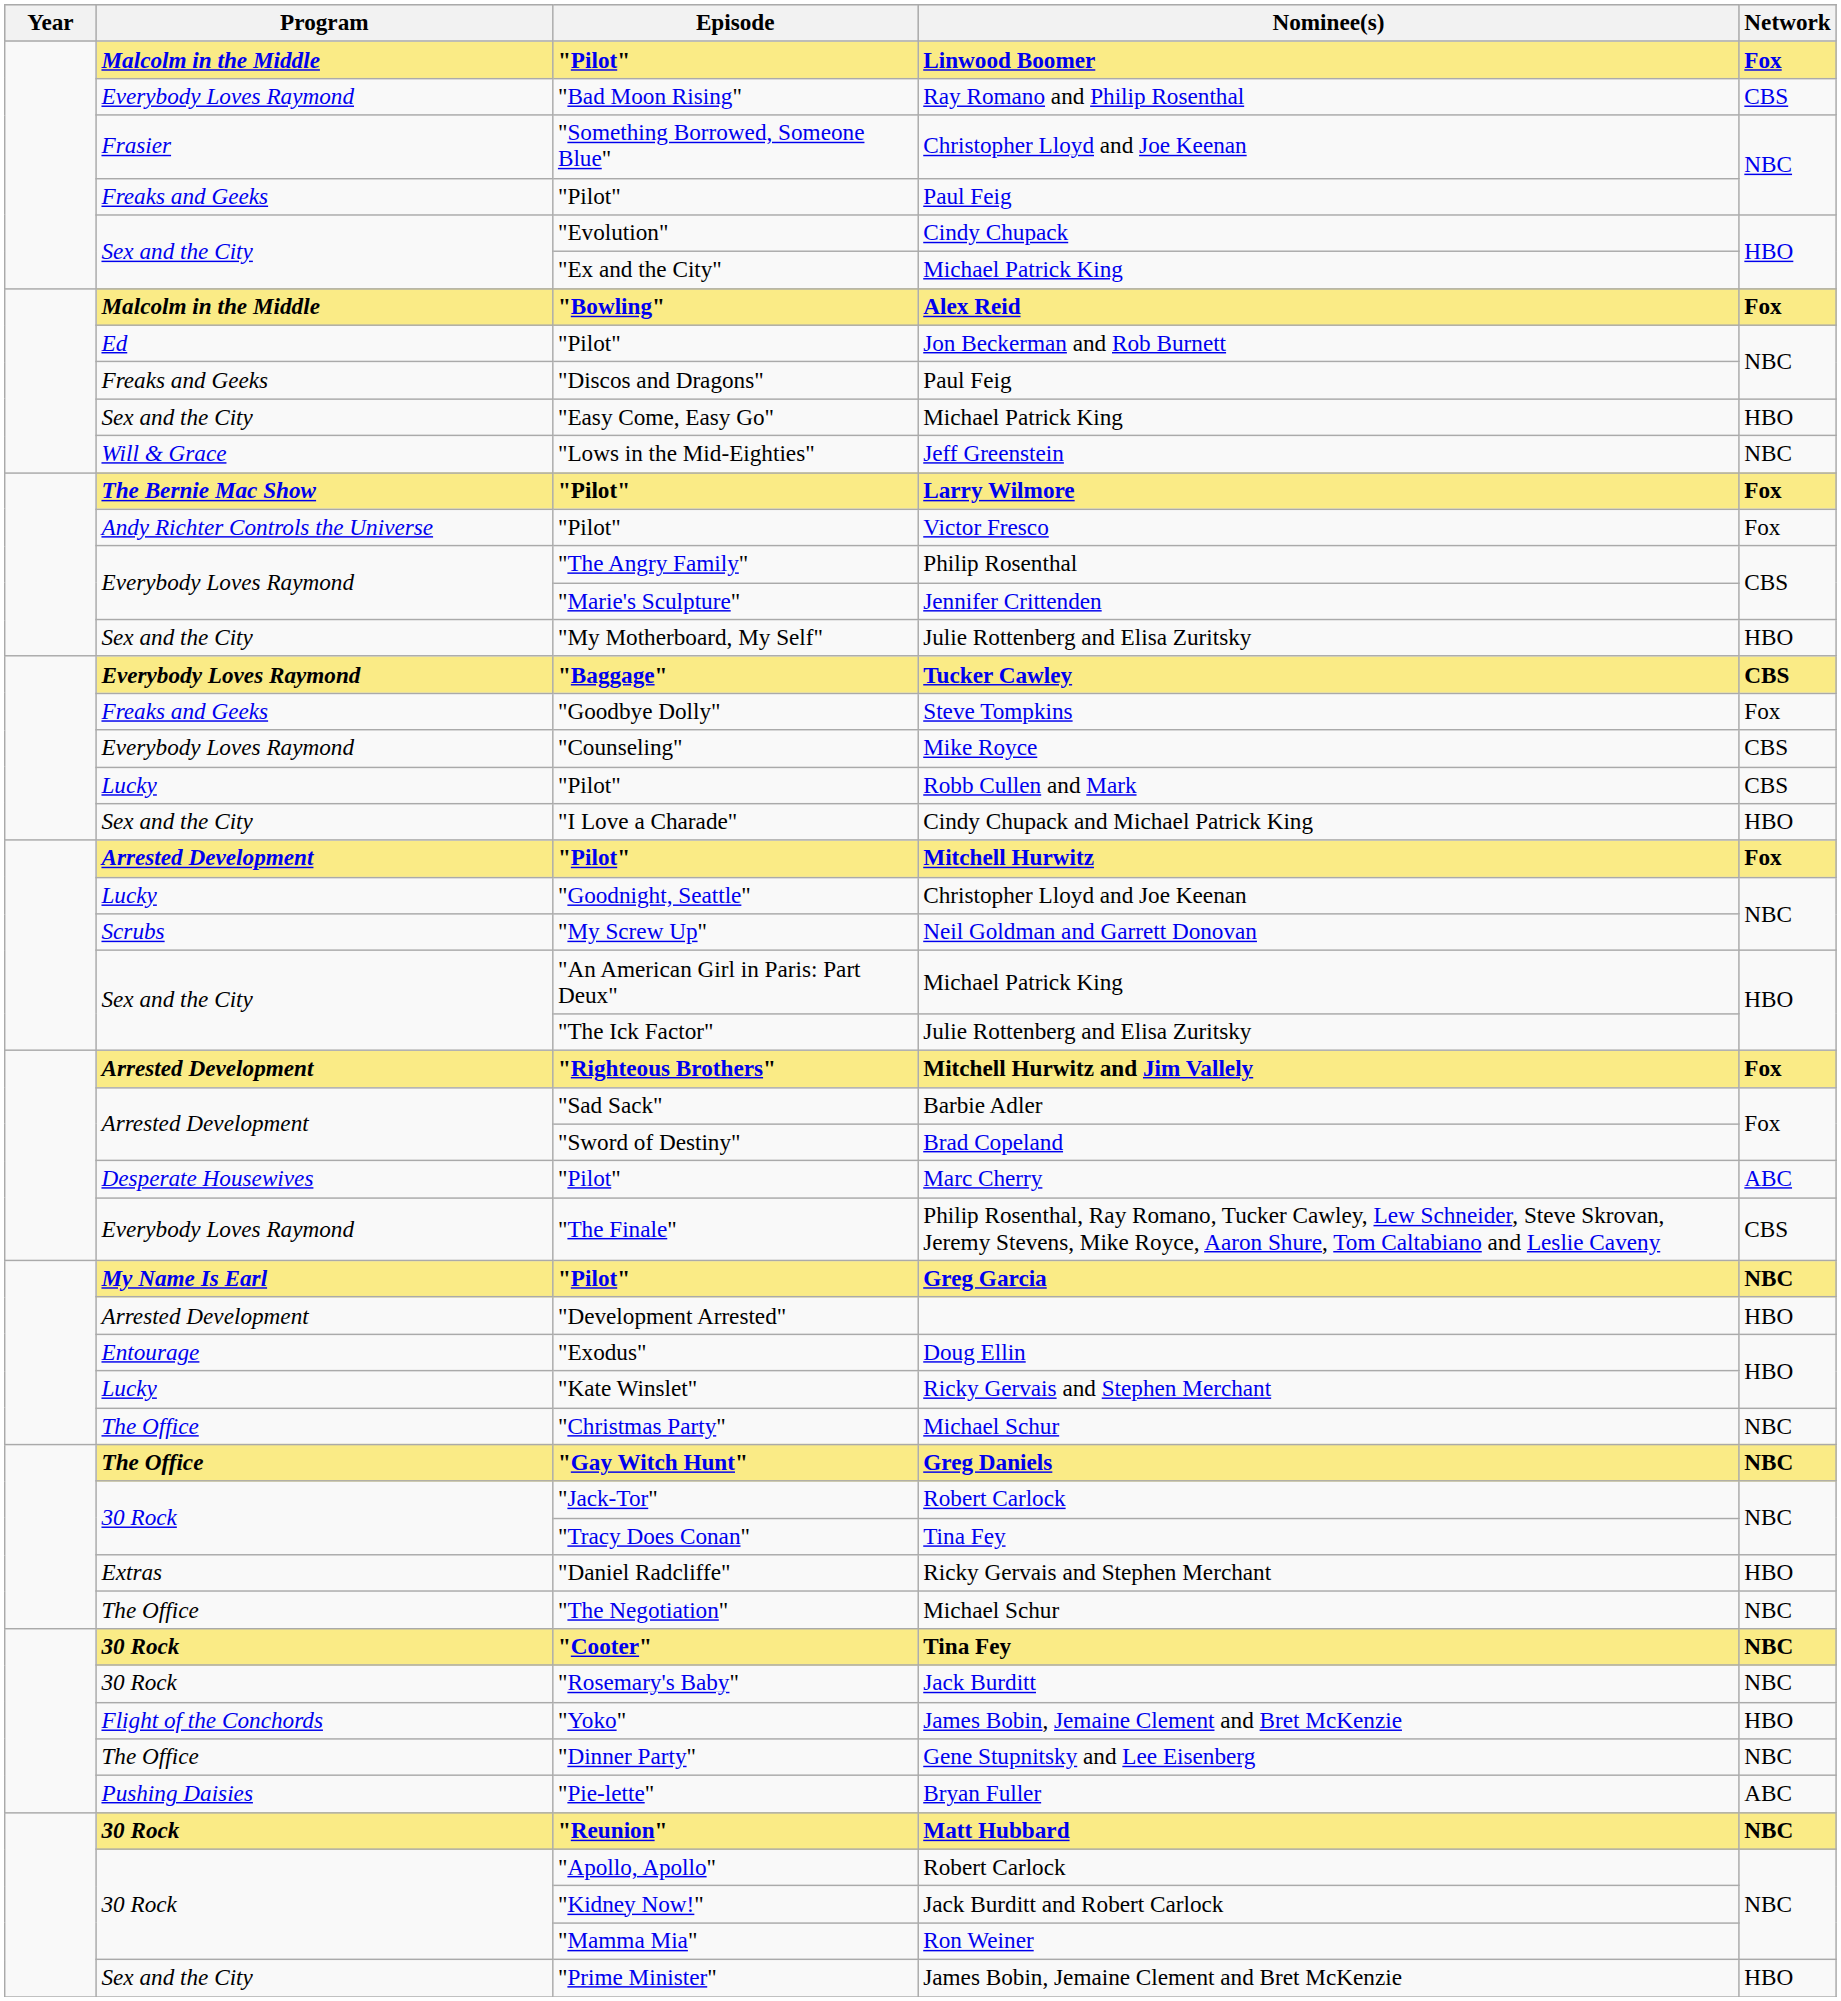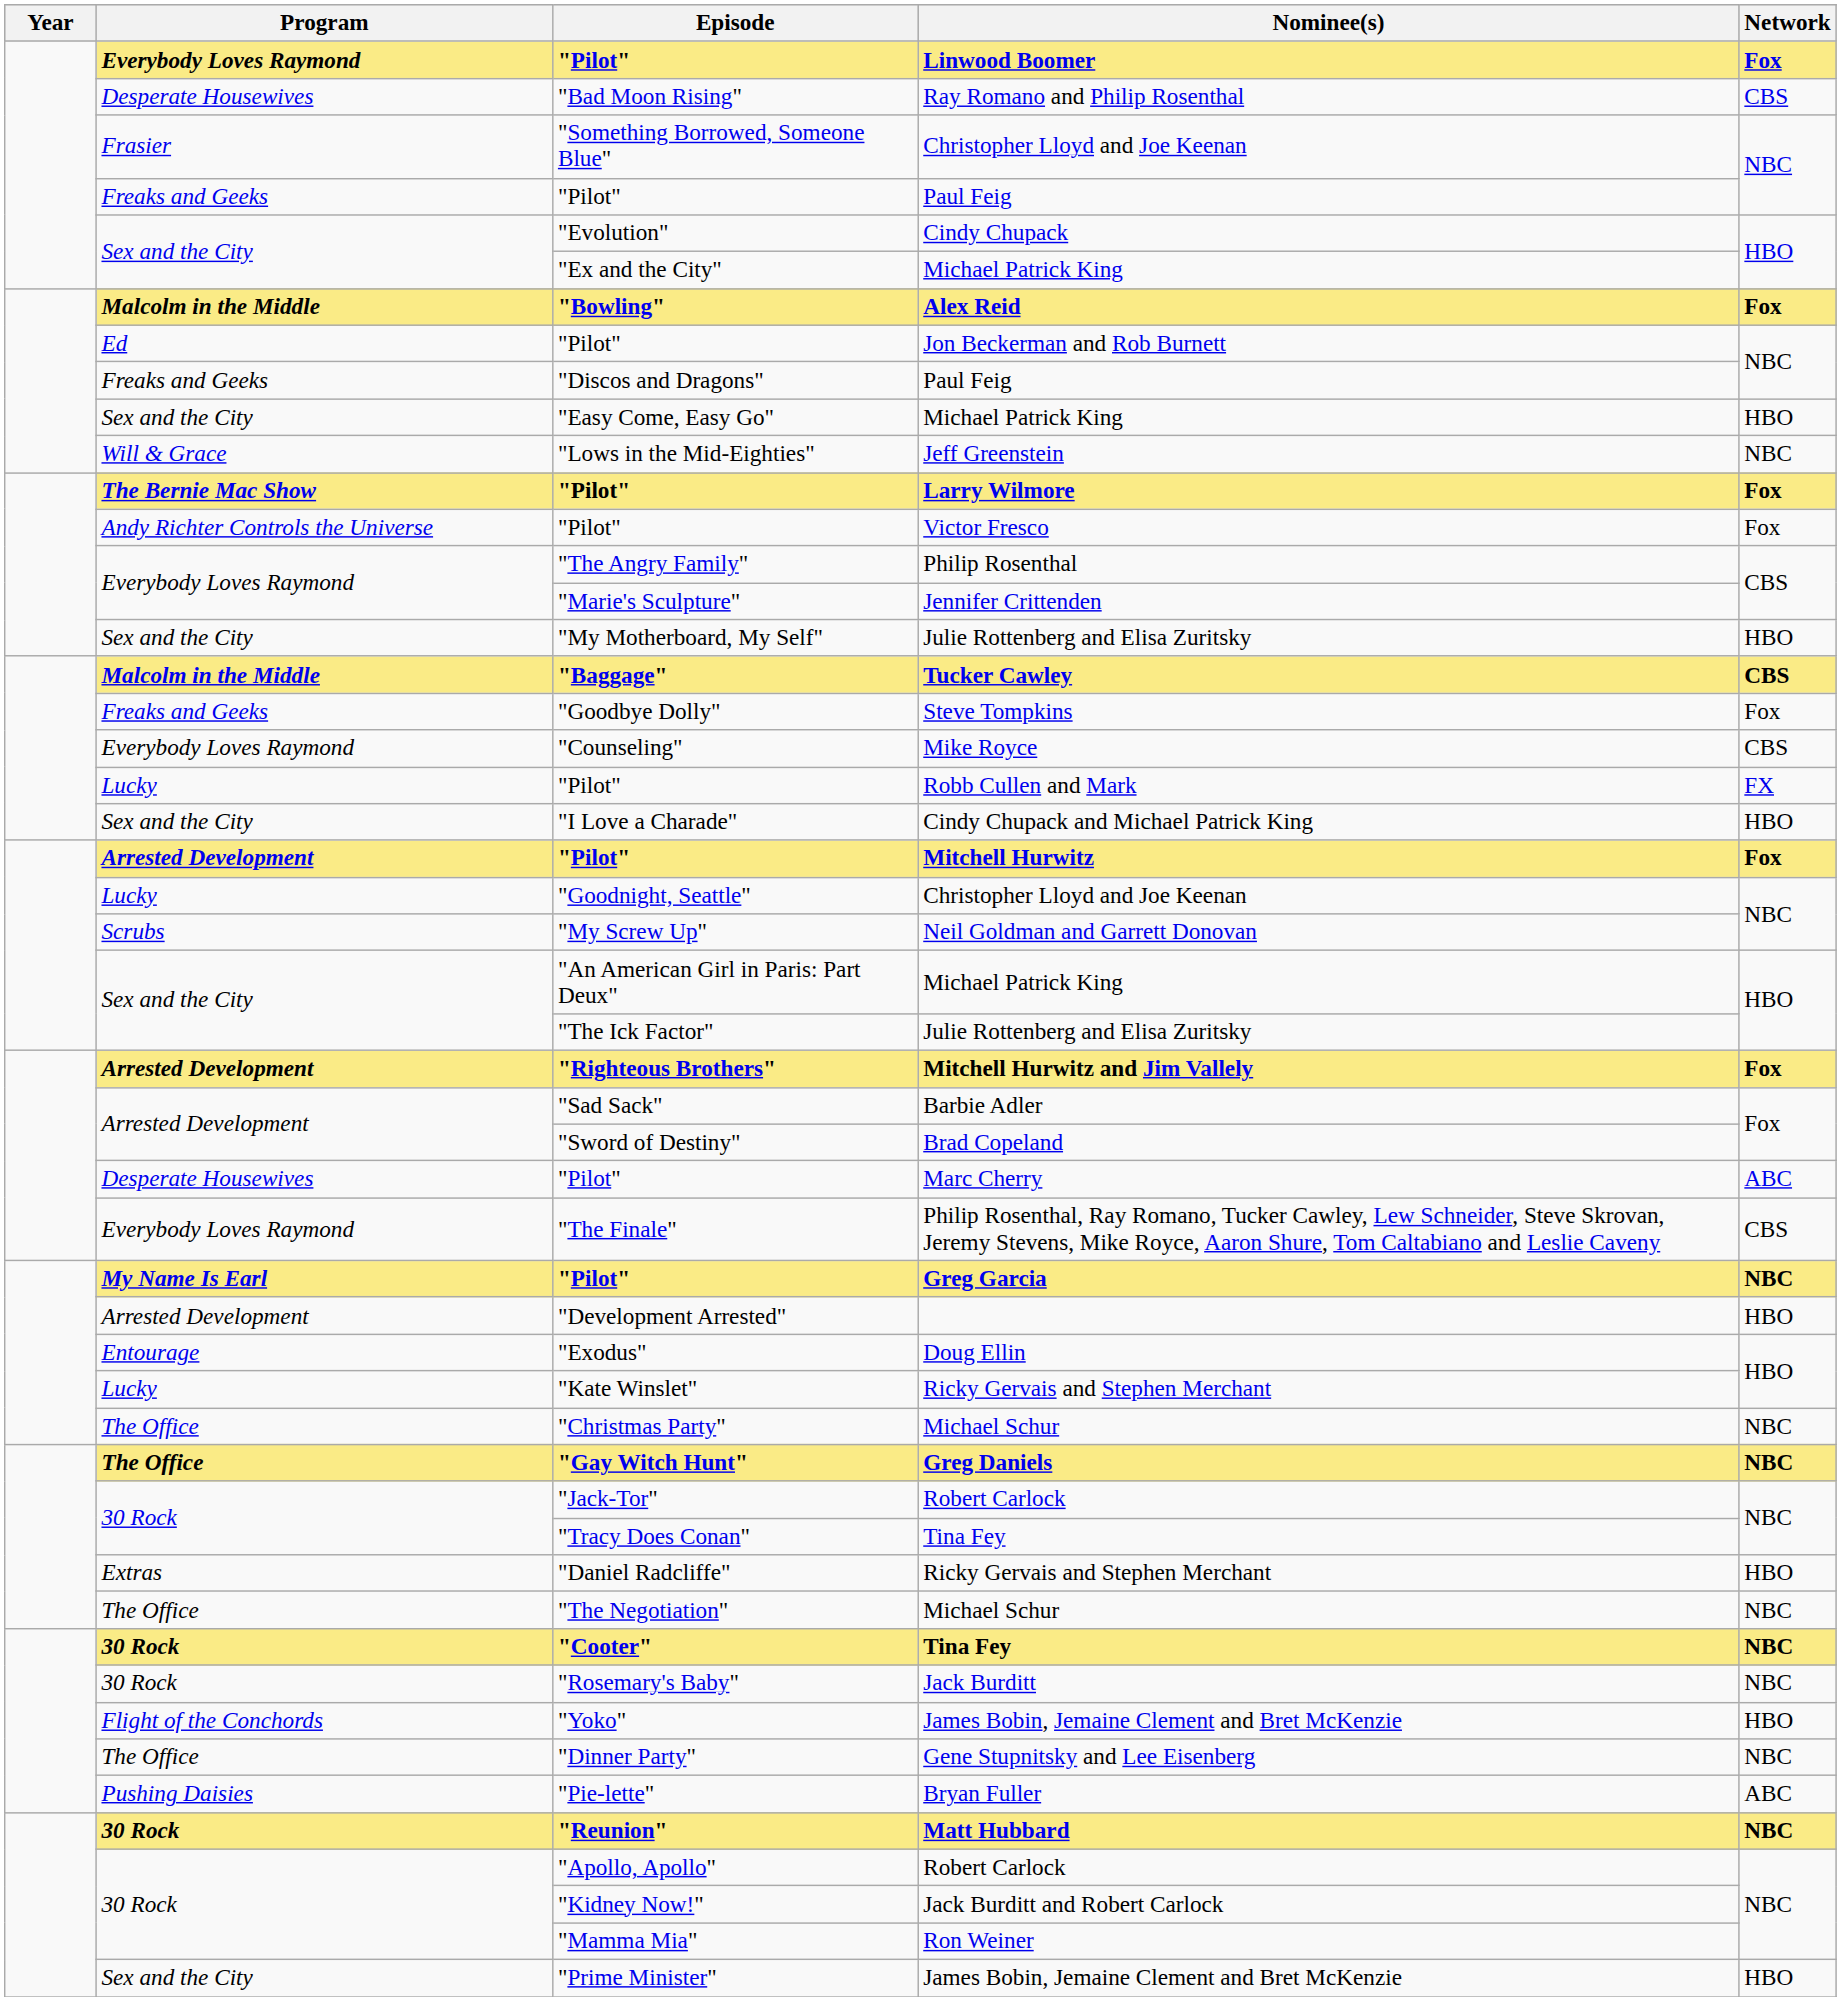(211, 59) Malcolm in the Middle -> (231, 59) Everybody Loves Raymond
(228, 96) Everybody Loves Raymond -> (207, 96) Desperate Housewives
(231, 674) Everybody Loves Raymond -> (211, 674) Malcolm in the Middle
(1766, 784) CBS -> (1759, 784) FX
